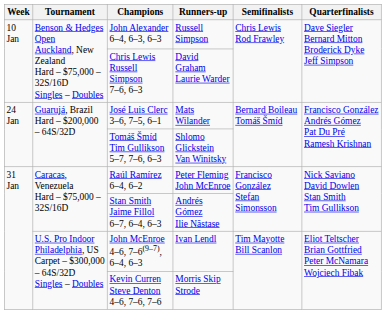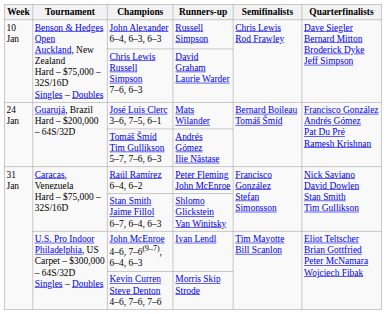(201, 148) Shlomo Glickstein Van Winitsky -> (197, 148) Andrés Gómez Ilie Năstase
(197, 212) Andrés Gómez Ilie Năstase -> (201, 212) Shlomo Glickstein Van Winitsky
